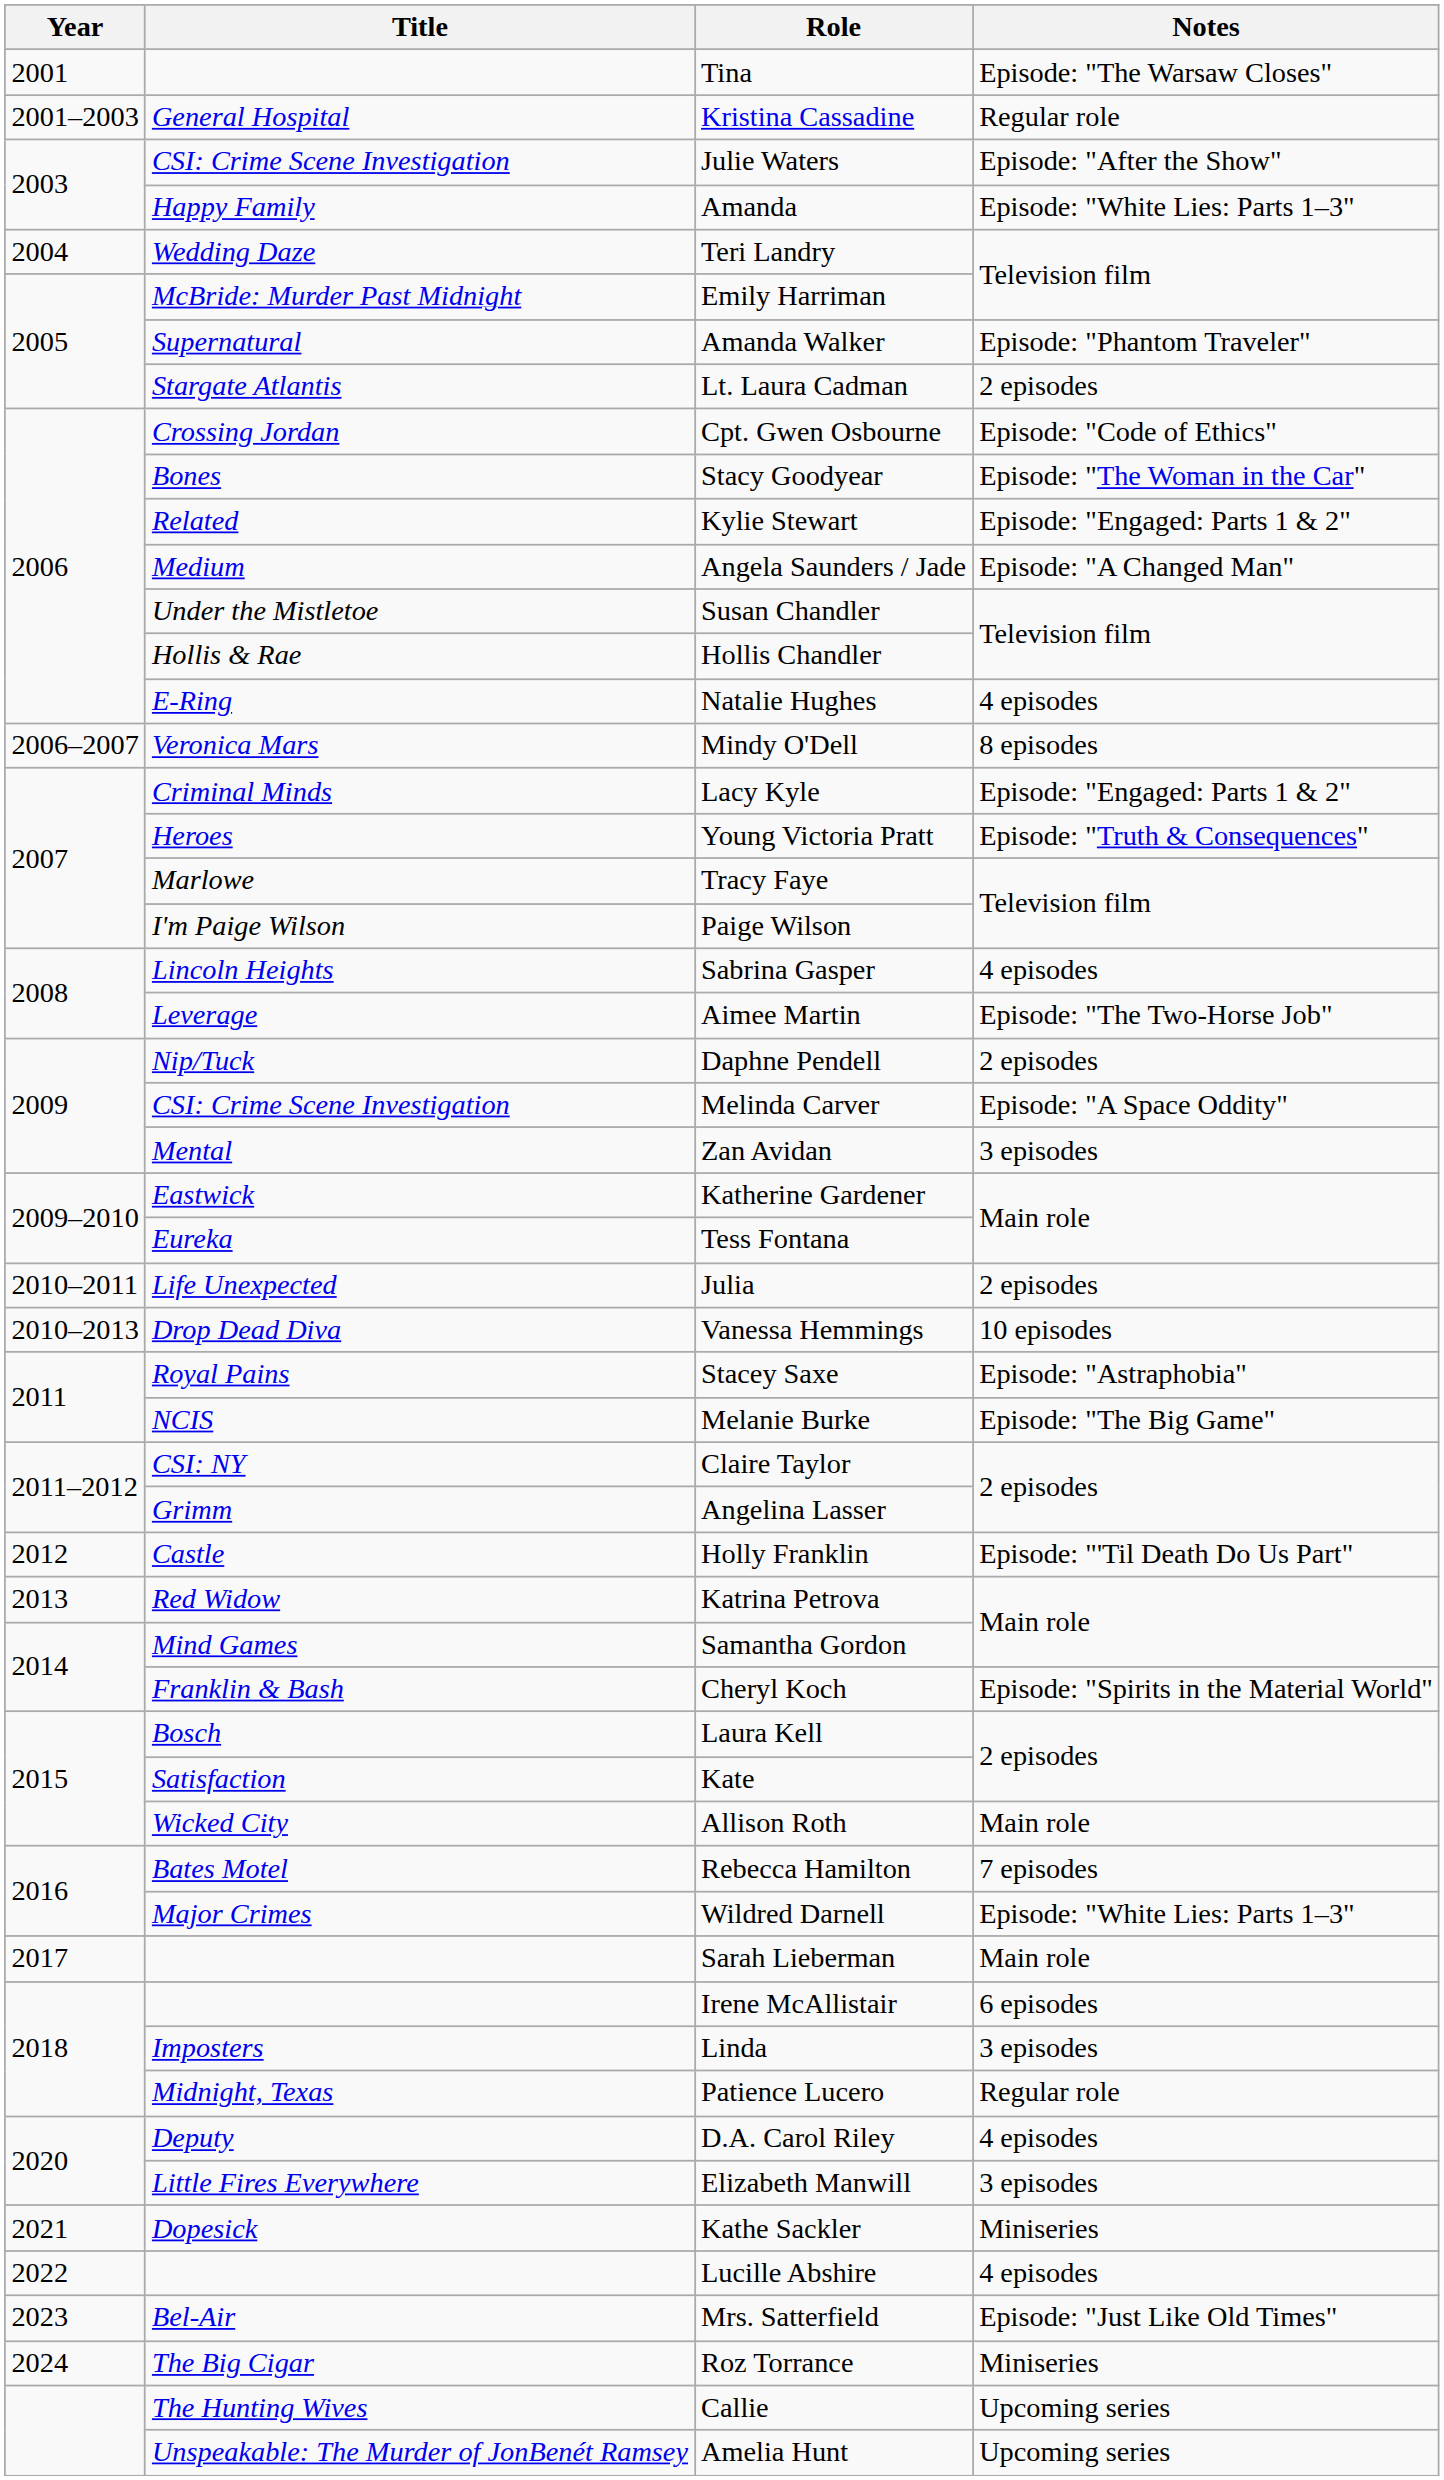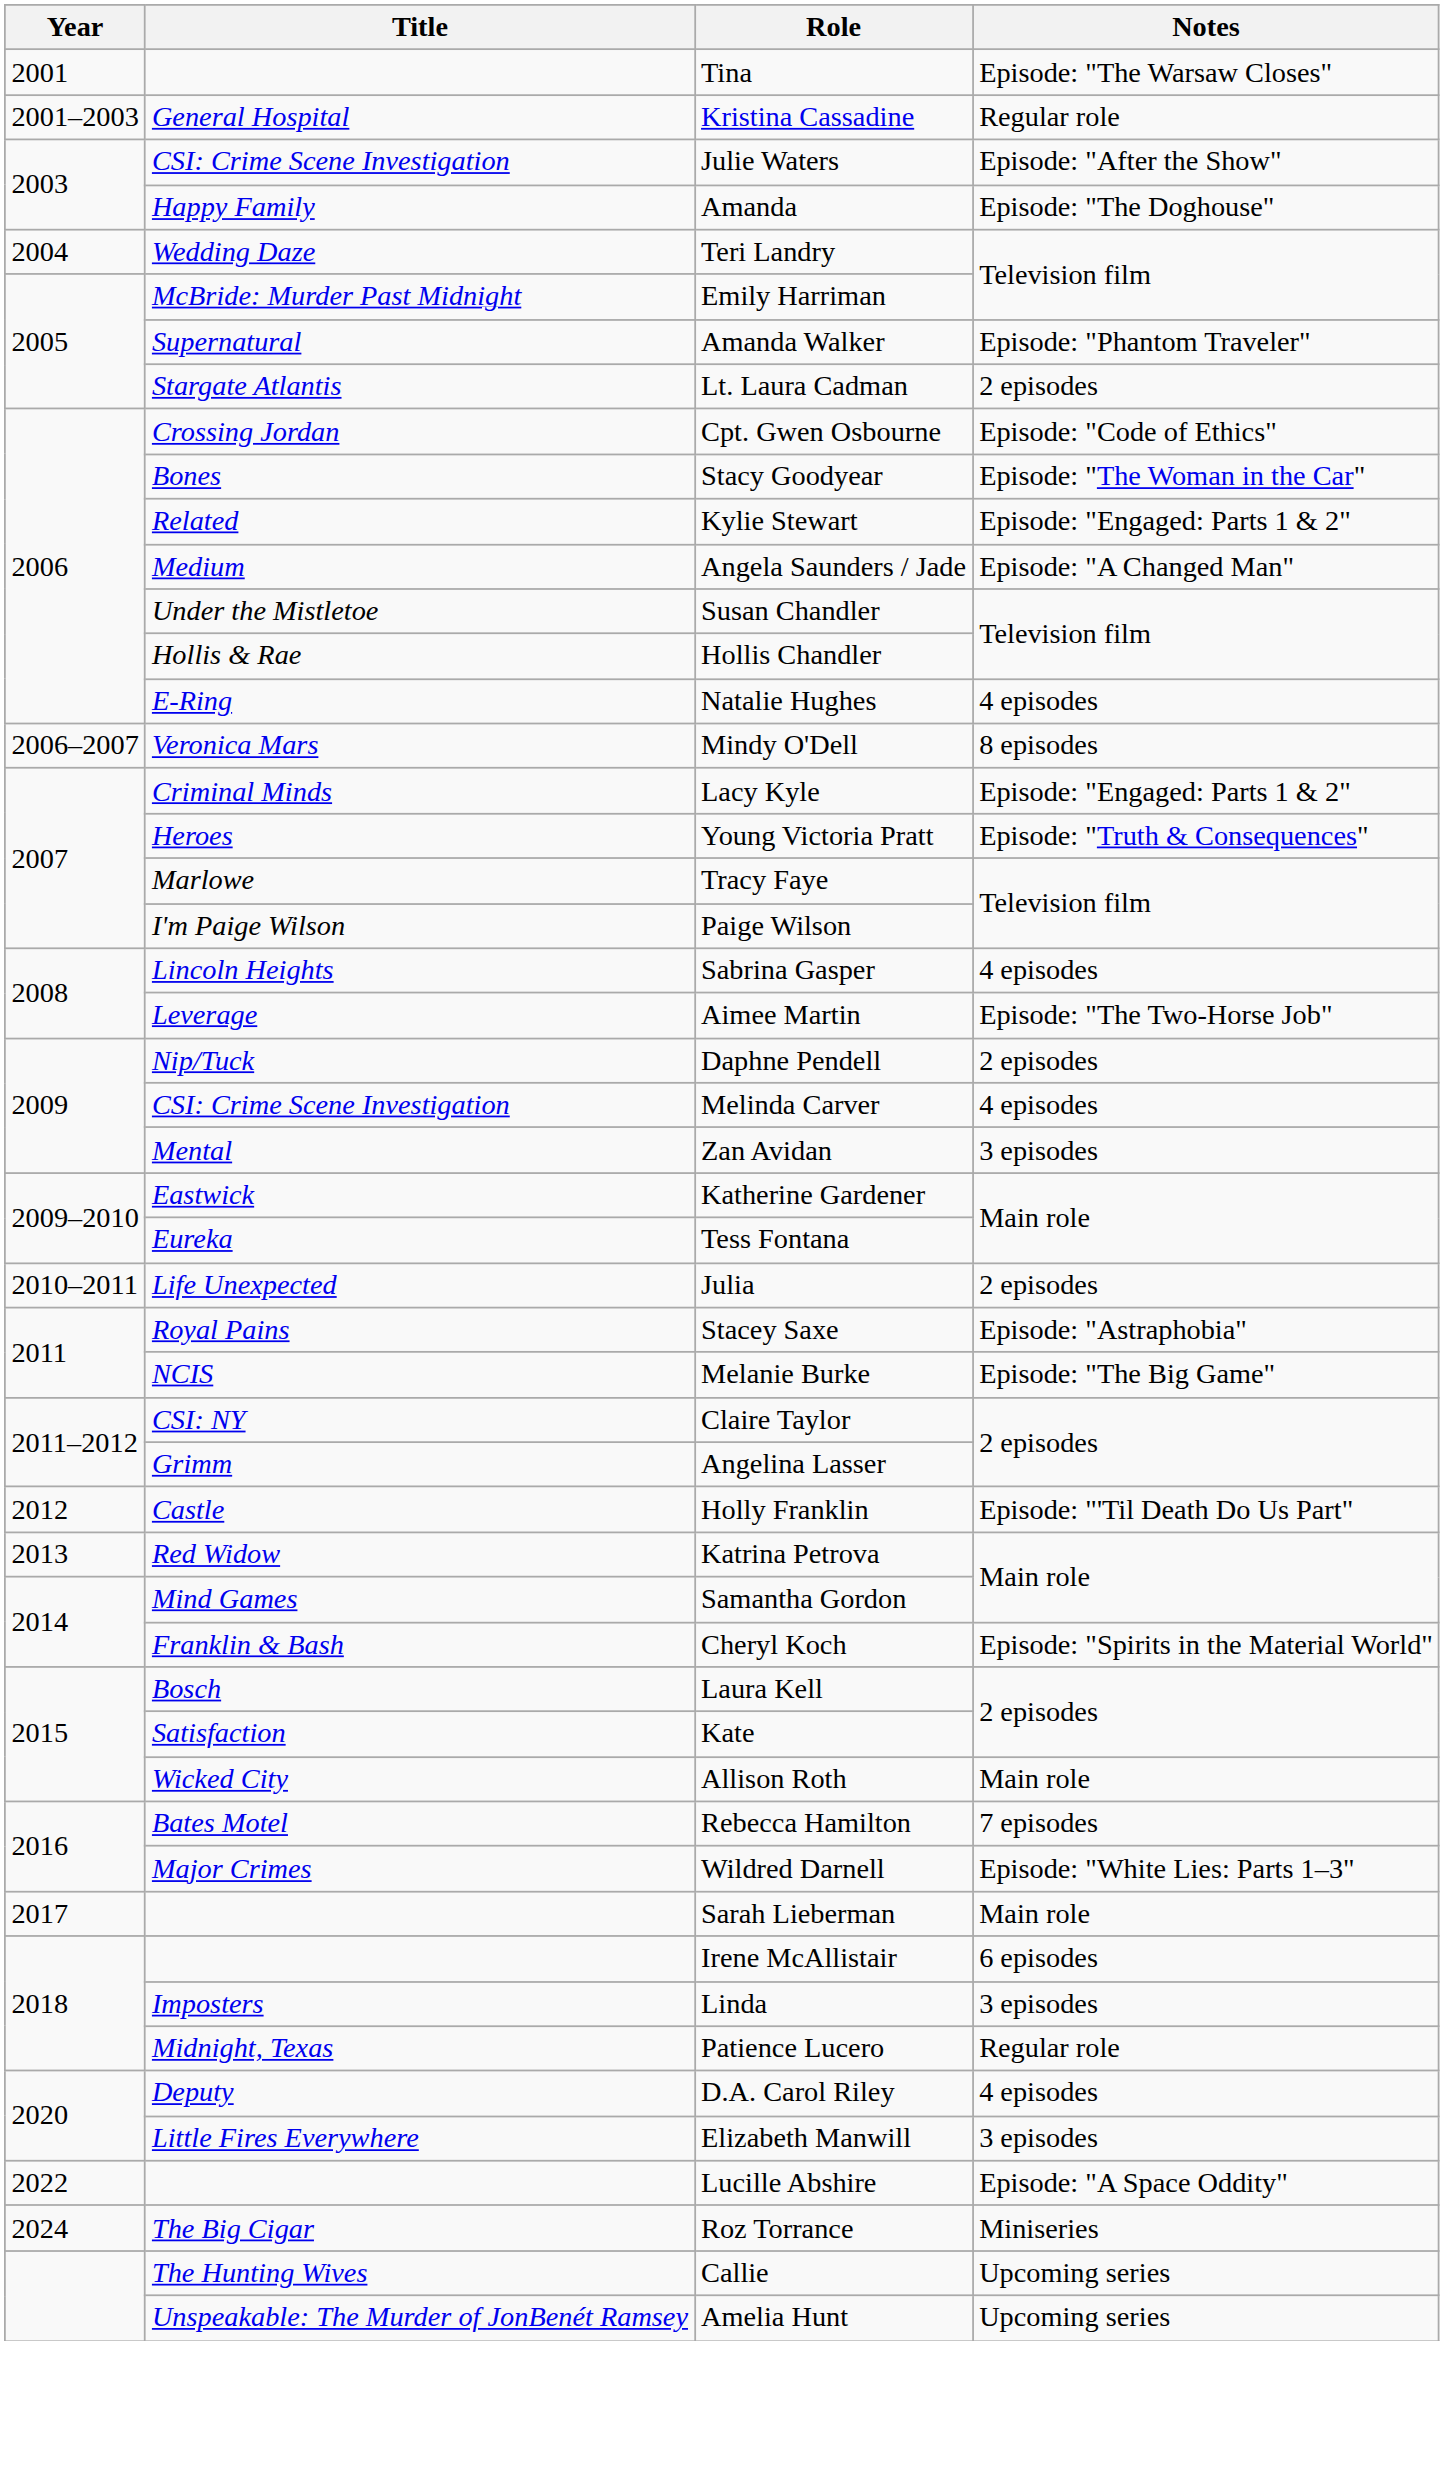(1167, 206) Episode: "White Lies: Parts 1–3" -> (1127, 206) Episode: "The Doghouse"
(1133, 1104) Episode: "A Space Oddity" -> (1039, 1104) 4 episodes
- row: (812, 1329)
- row: (781, 2227)
(1039, 2272) 4 episodes -> (1133, 2182) Episode: "A Space Oddity"
- row: (790, 2317)
